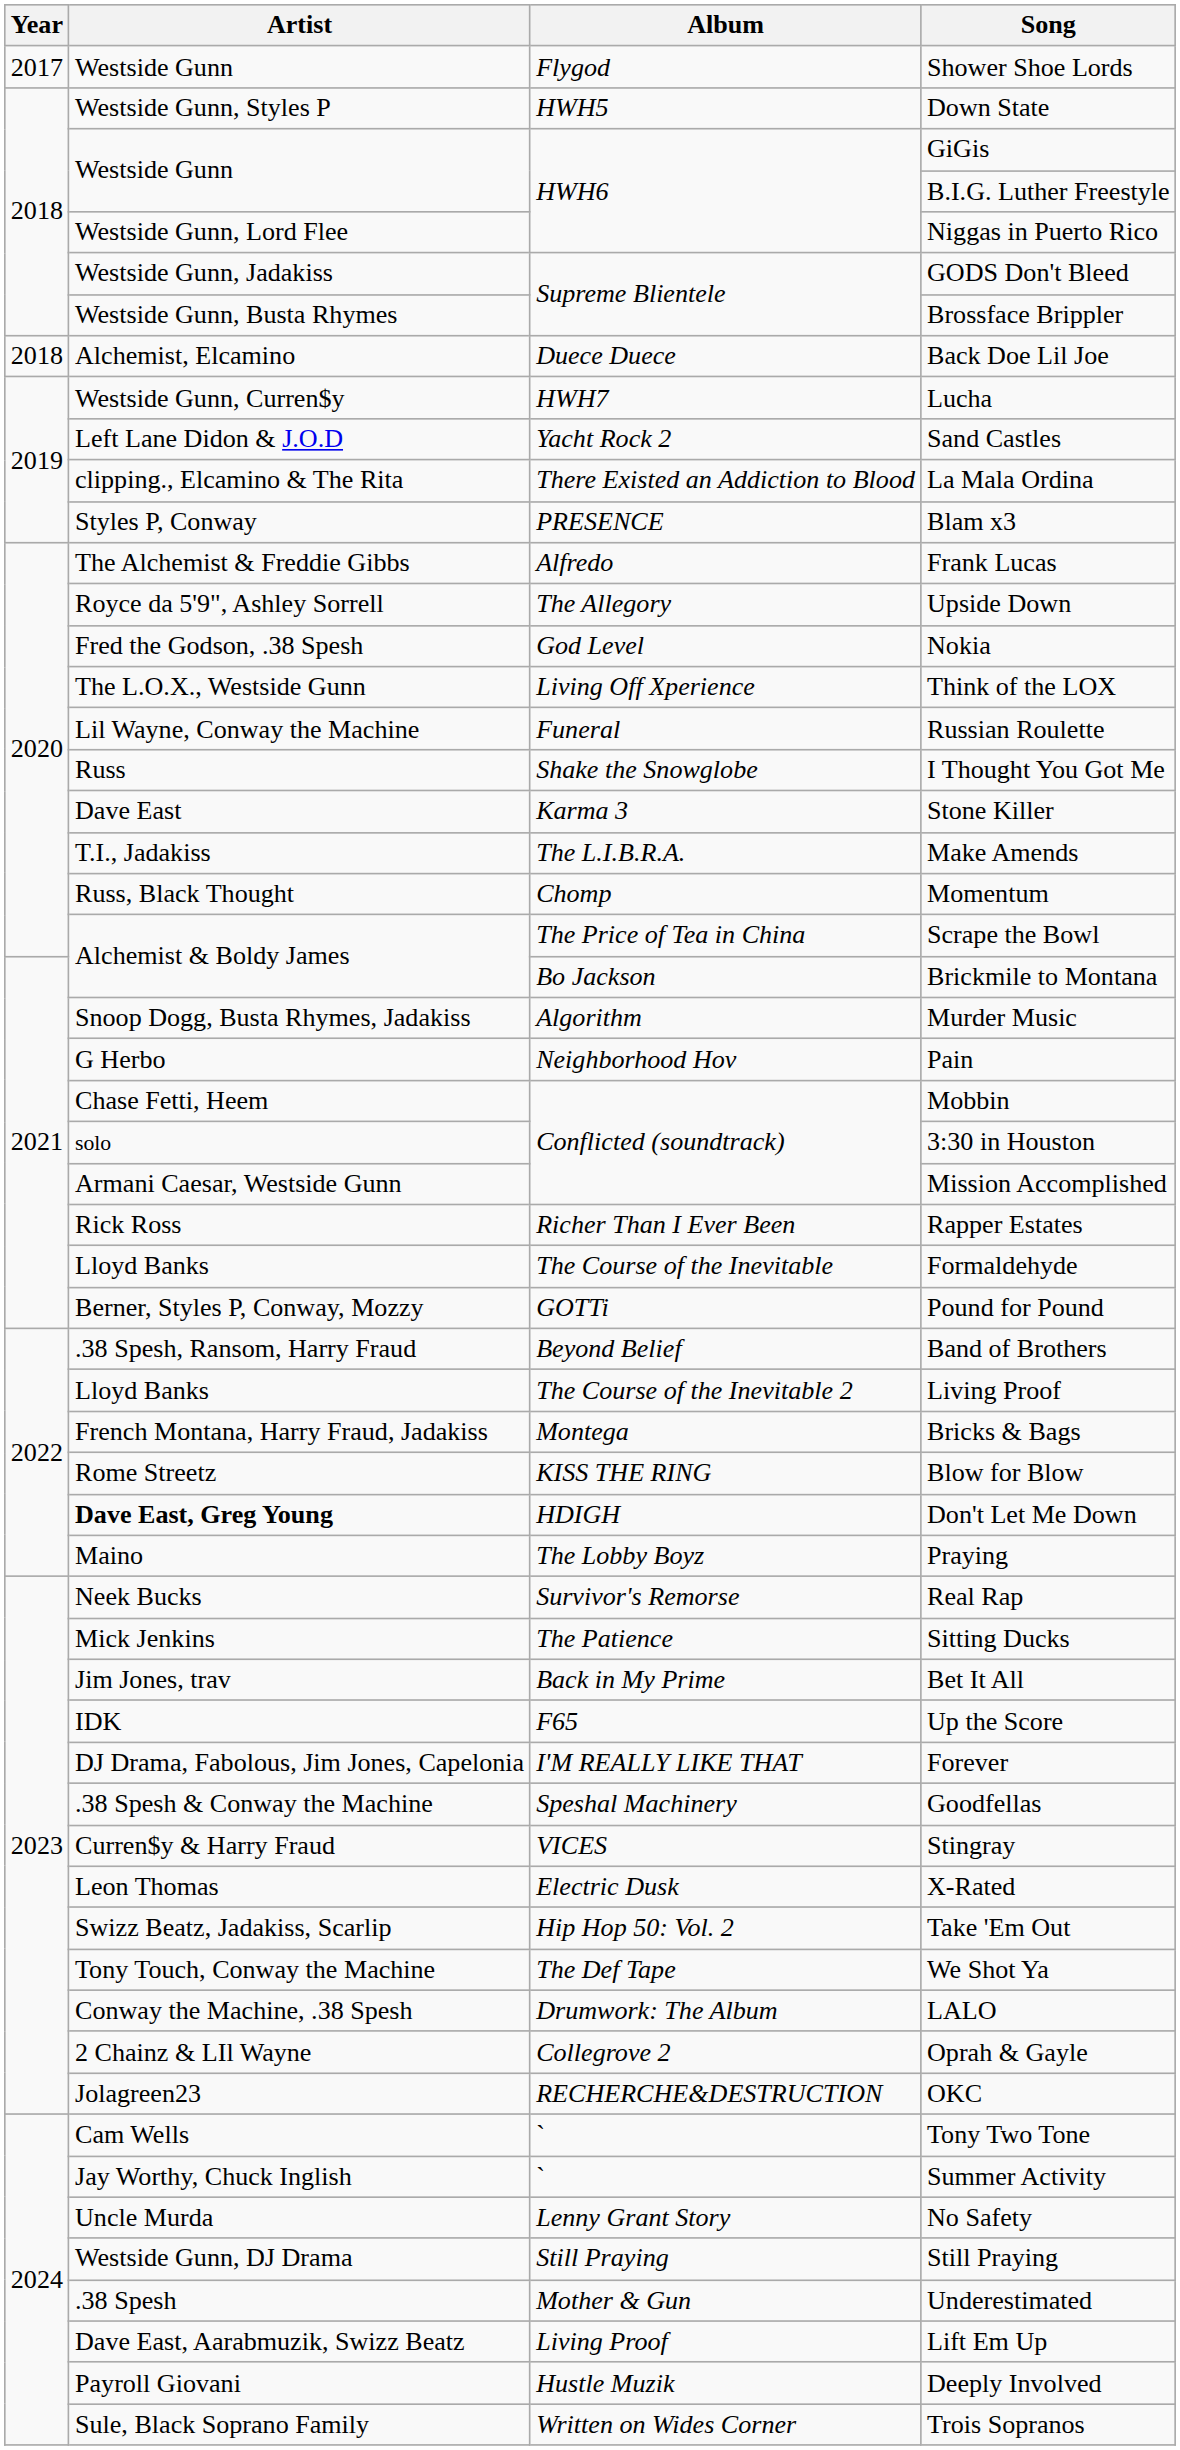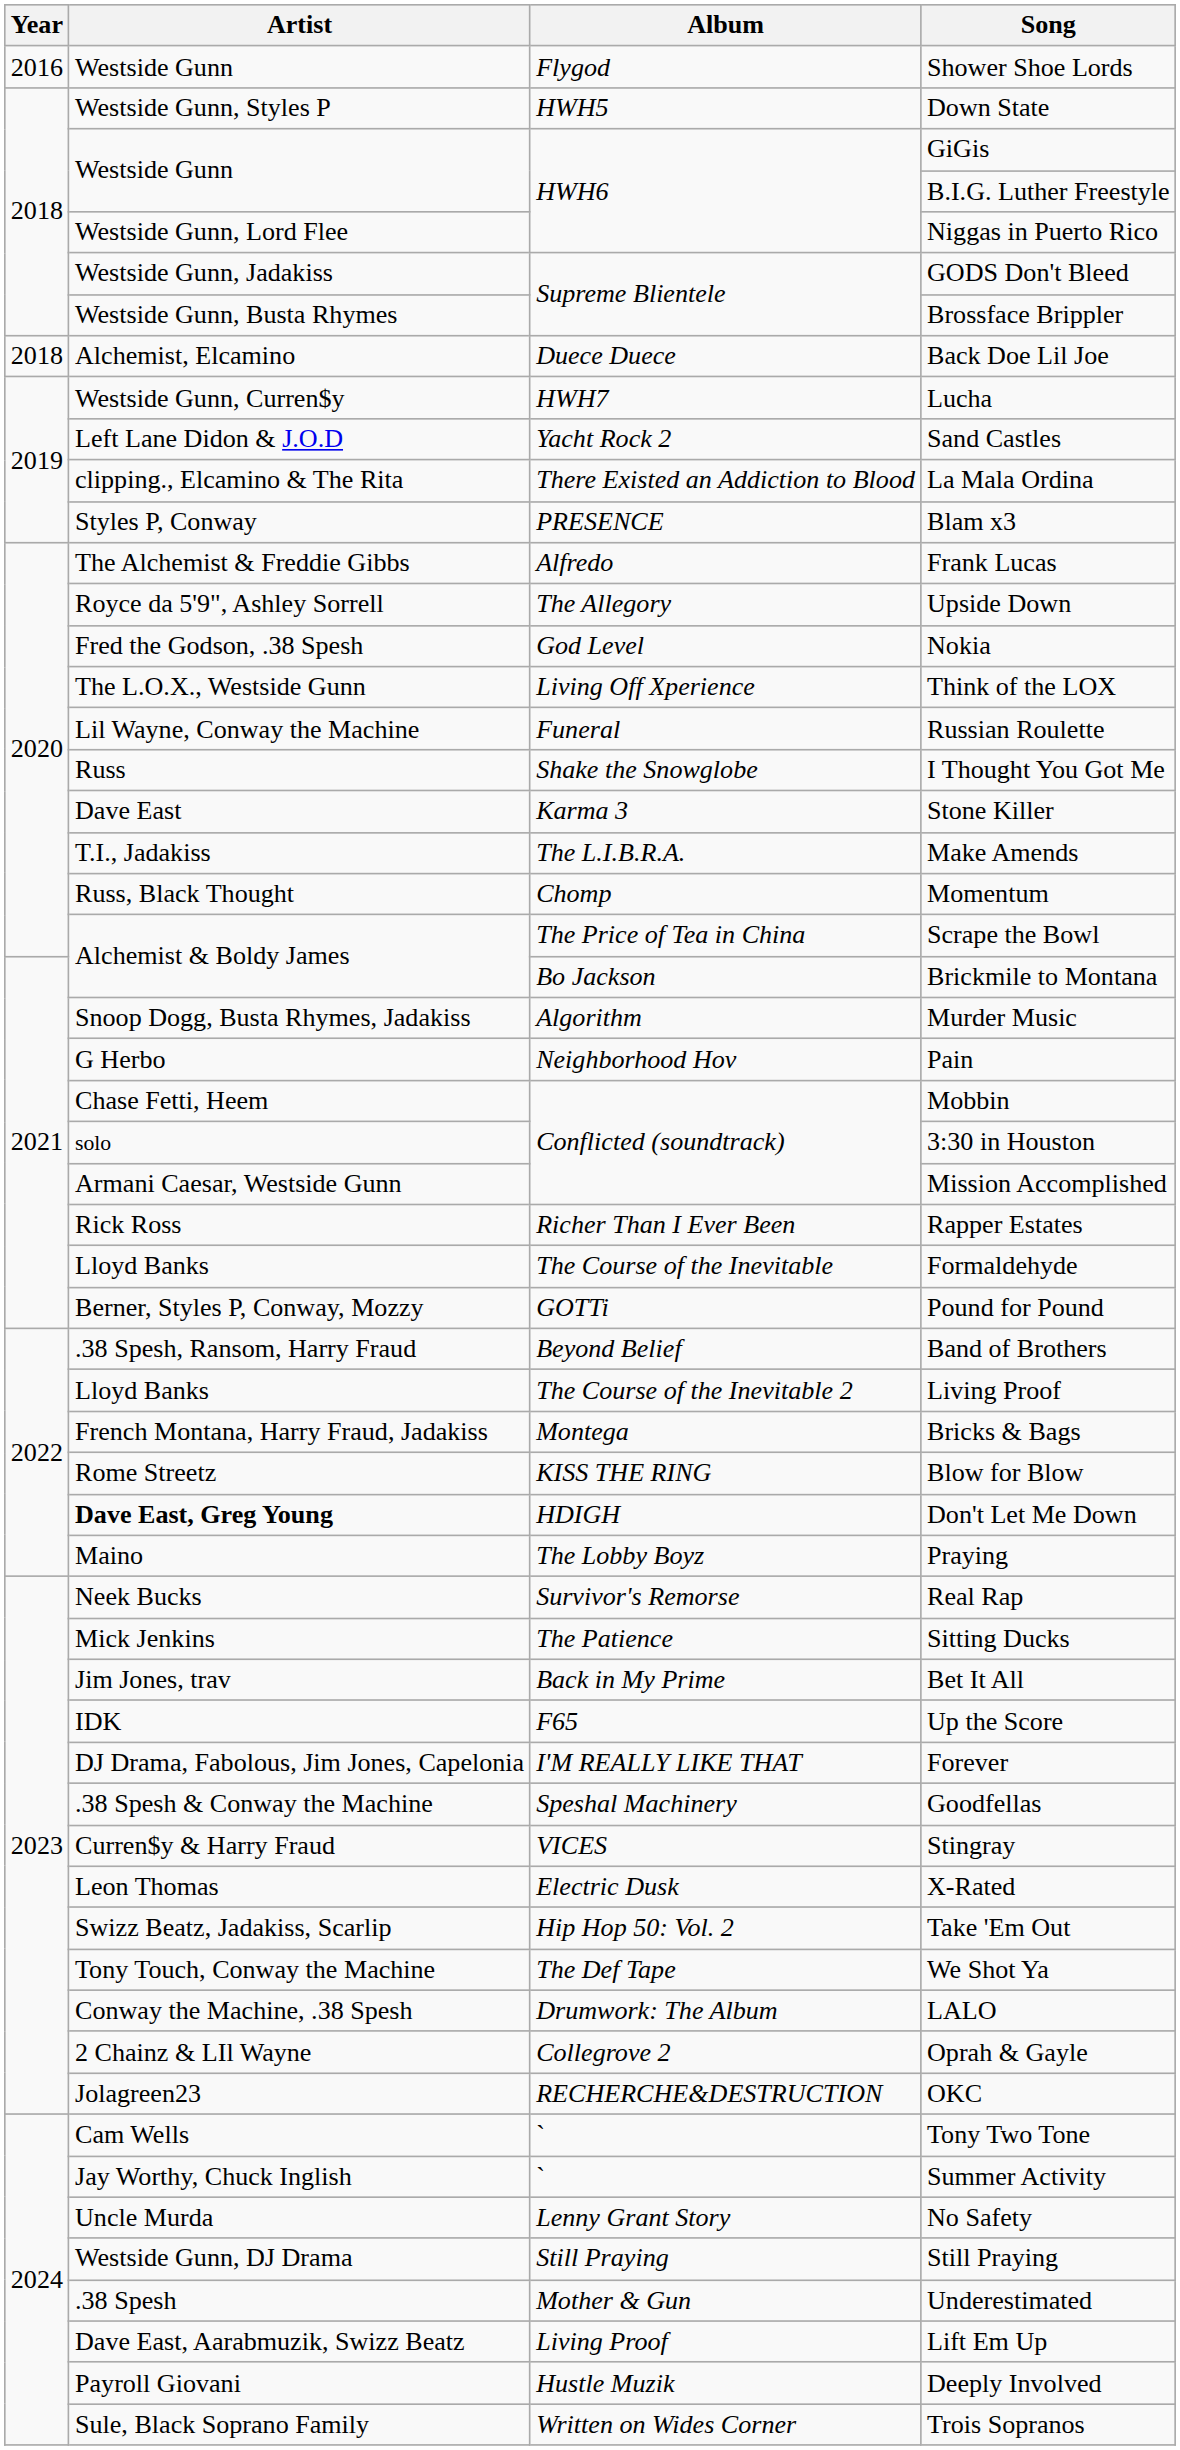(37, 66) 2017 -> (37, 66) 2016
